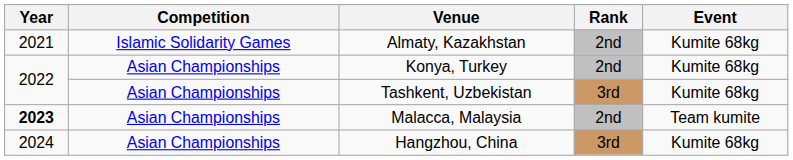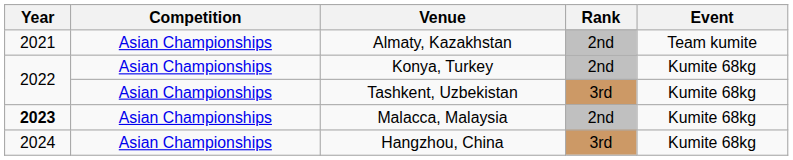(203, 42) Islamic Solidarity Games -> (195, 42) Asian Championships
(715, 42) Kumite 68kg -> (712, 42) Team kumite
(715, 118) Team kumite -> (712, 118) Kumite 68kg
